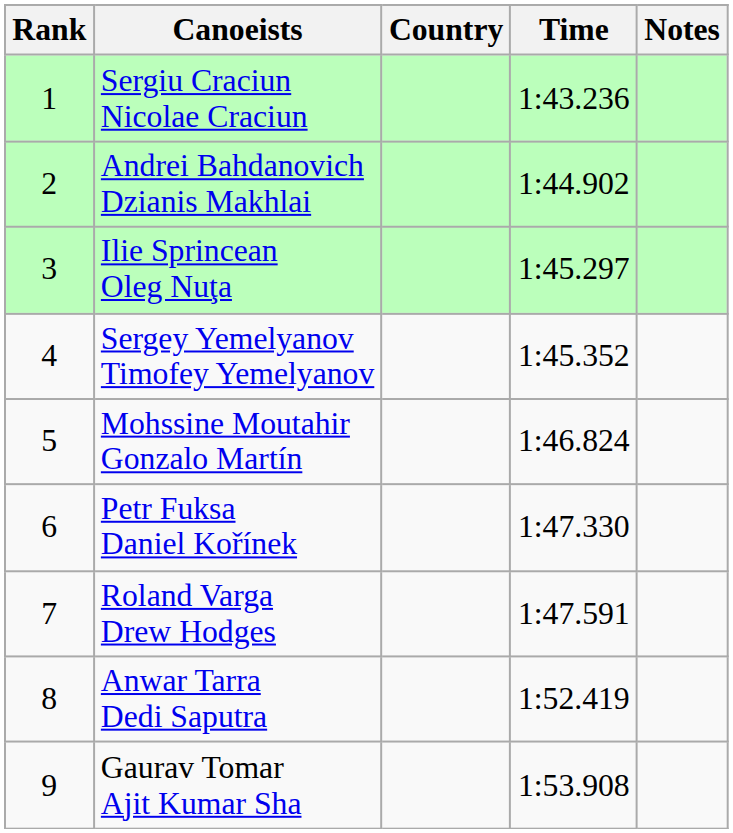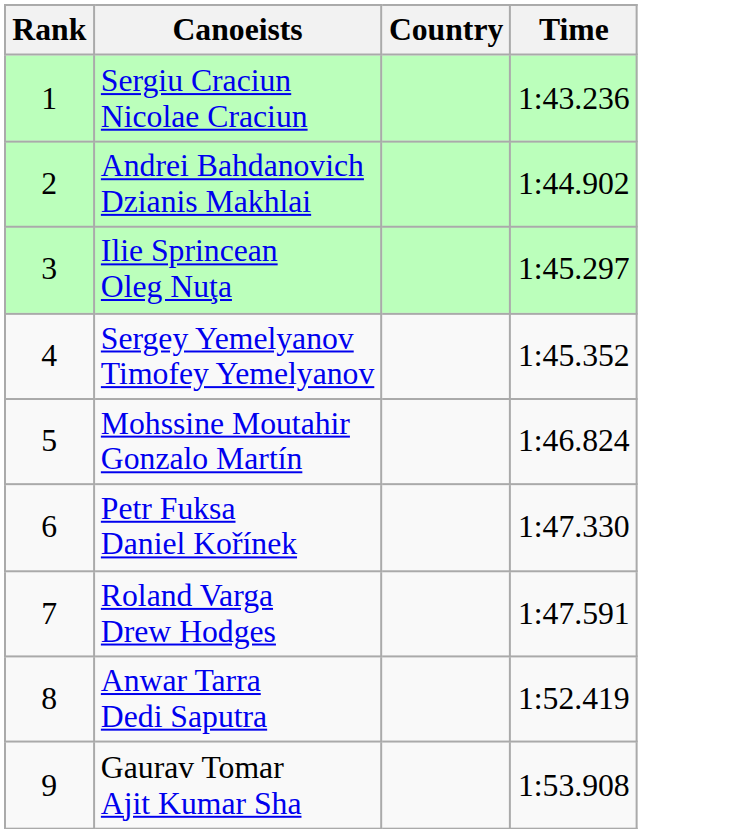- column: (682, 29)
